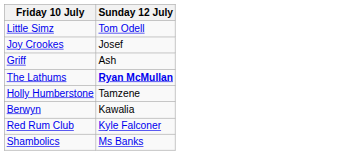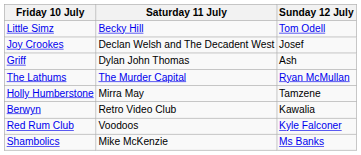+ column: (186, 12)
(136, 77) bold -> (314, 77) normal
